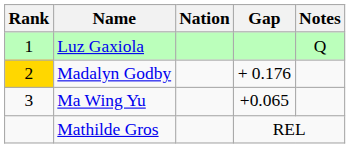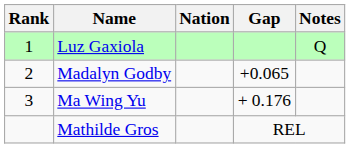(29, 73) gold background -> (29, 73) no background
(264, 73) + 0.176 -> (264, 73) +0.065
(264, 101) +0.065 -> (264, 101) + 0.176
